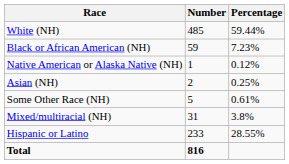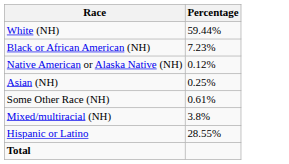- column: (207, 13)
